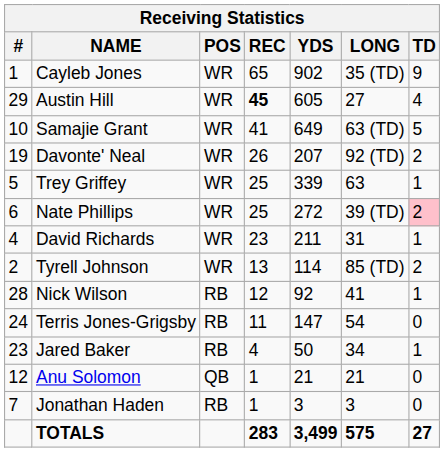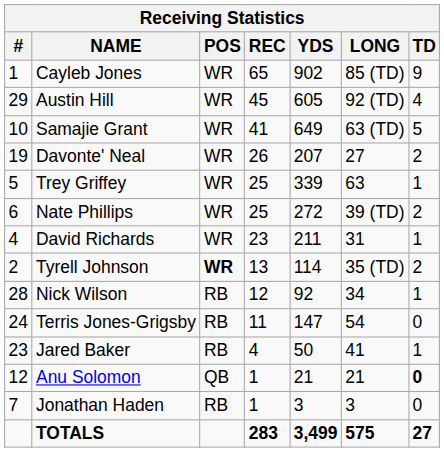(375, 73) 35 (TD) -> (375, 73) 85 (TD)
(259, 101) bold -> (259, 101) normal
(355, 101) 27 -> (375, 101) 92 (TD)
(375, 156) 92 (TD) -> (355, 156) 27
(417, 211) pink background -> (417, 211) no background
(218, 267) normal -> (218, 267) bold
(375, 267) 85 (TD) -> (375, 267) 35 (TD)
(355, 294) 41 -> (355, 294) 34
(355, 350) 34 -> (355, 350) 41
(417, 377) normal -> (417, 377) bold
